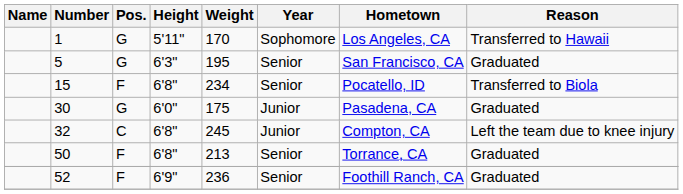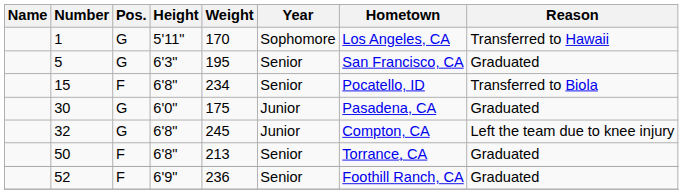(121, 131) C -> (122, 131) G
